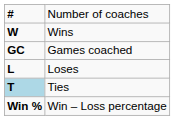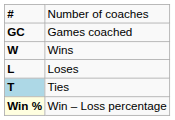rows swapped: (90, 51) <-> (60, 32)
(25, 106) no background -> (25, 106) lightyellow background
